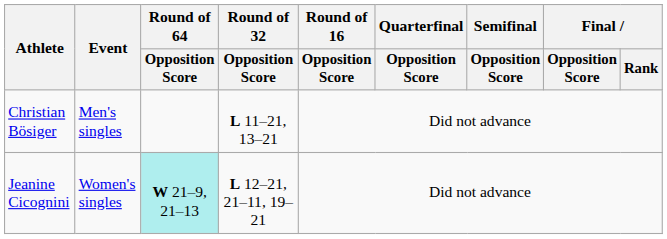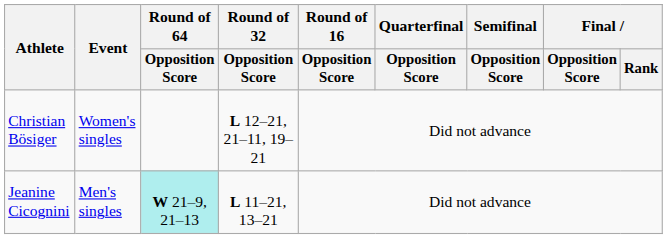(100, 121) Men's singles -> (107, 130) Women's singles
(258, 130) L 11–21, 13–21 -> (258, 139) L 12–21, 21–11, 19–21
(107, 193) Women's singles -> (100, 202) Men's singles
(258, 202) L 12–21, 21–11, 19–21 -> (258, 211) L 11–21, 13–21
